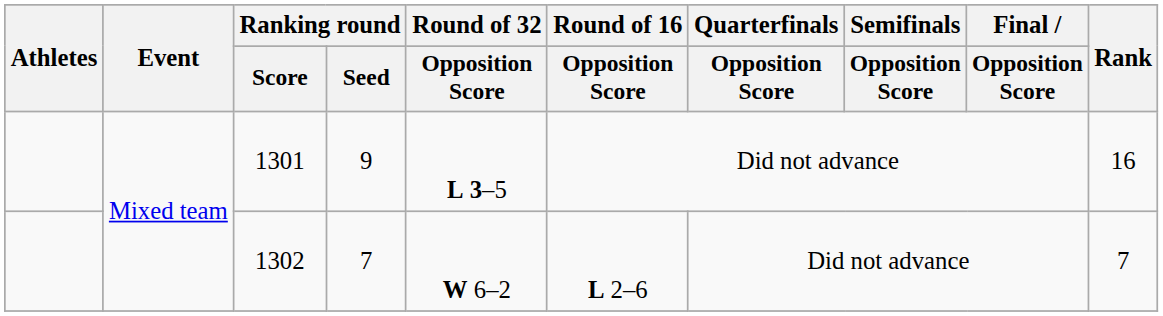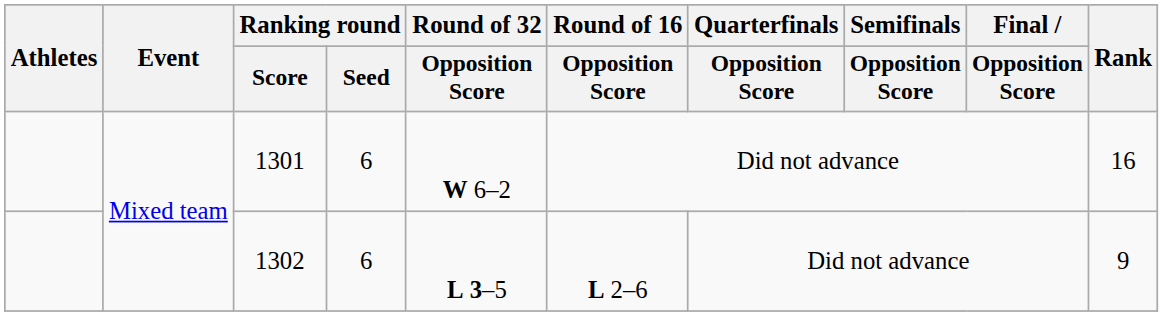(366, 161) 9 -> (366, 161) 6
(477, 190) L 3–5 -> (477, 190) W 6–2
(366, 260) 7 -> (366, 260) 6
(477, 290) W 6–2 -> (477, 290) L 3–5
(1123, 260) 7 -> (1123, 260) 9
